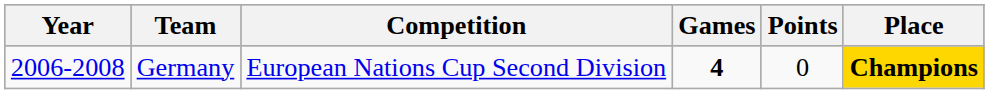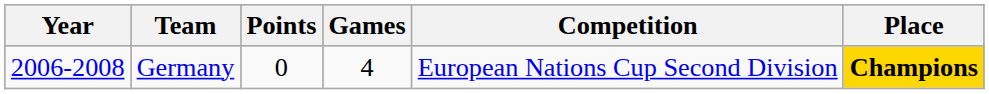columns swapped: (456, 25) <-> (803, 25)
(717, 66) bold -> (367, 66) normal
